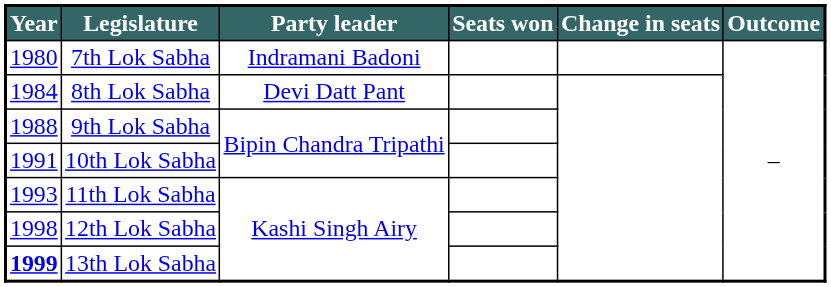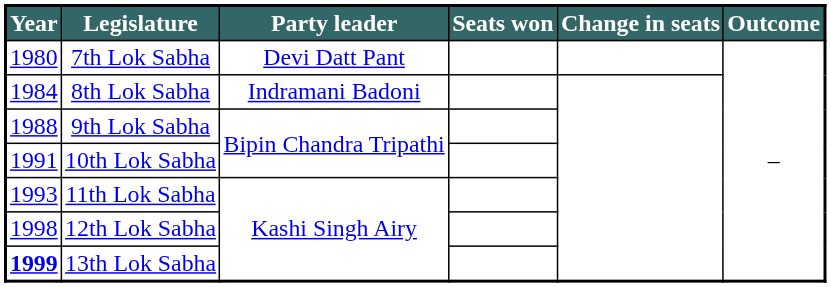(334, 57) Indramani Badoni -> (334, 57) Devi Datt Pant
(334, 91) Devi Datt Pant -> (334, 91) Indramani Badoni
